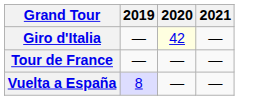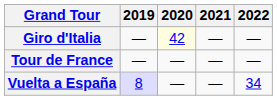+ column: (254, 15)
